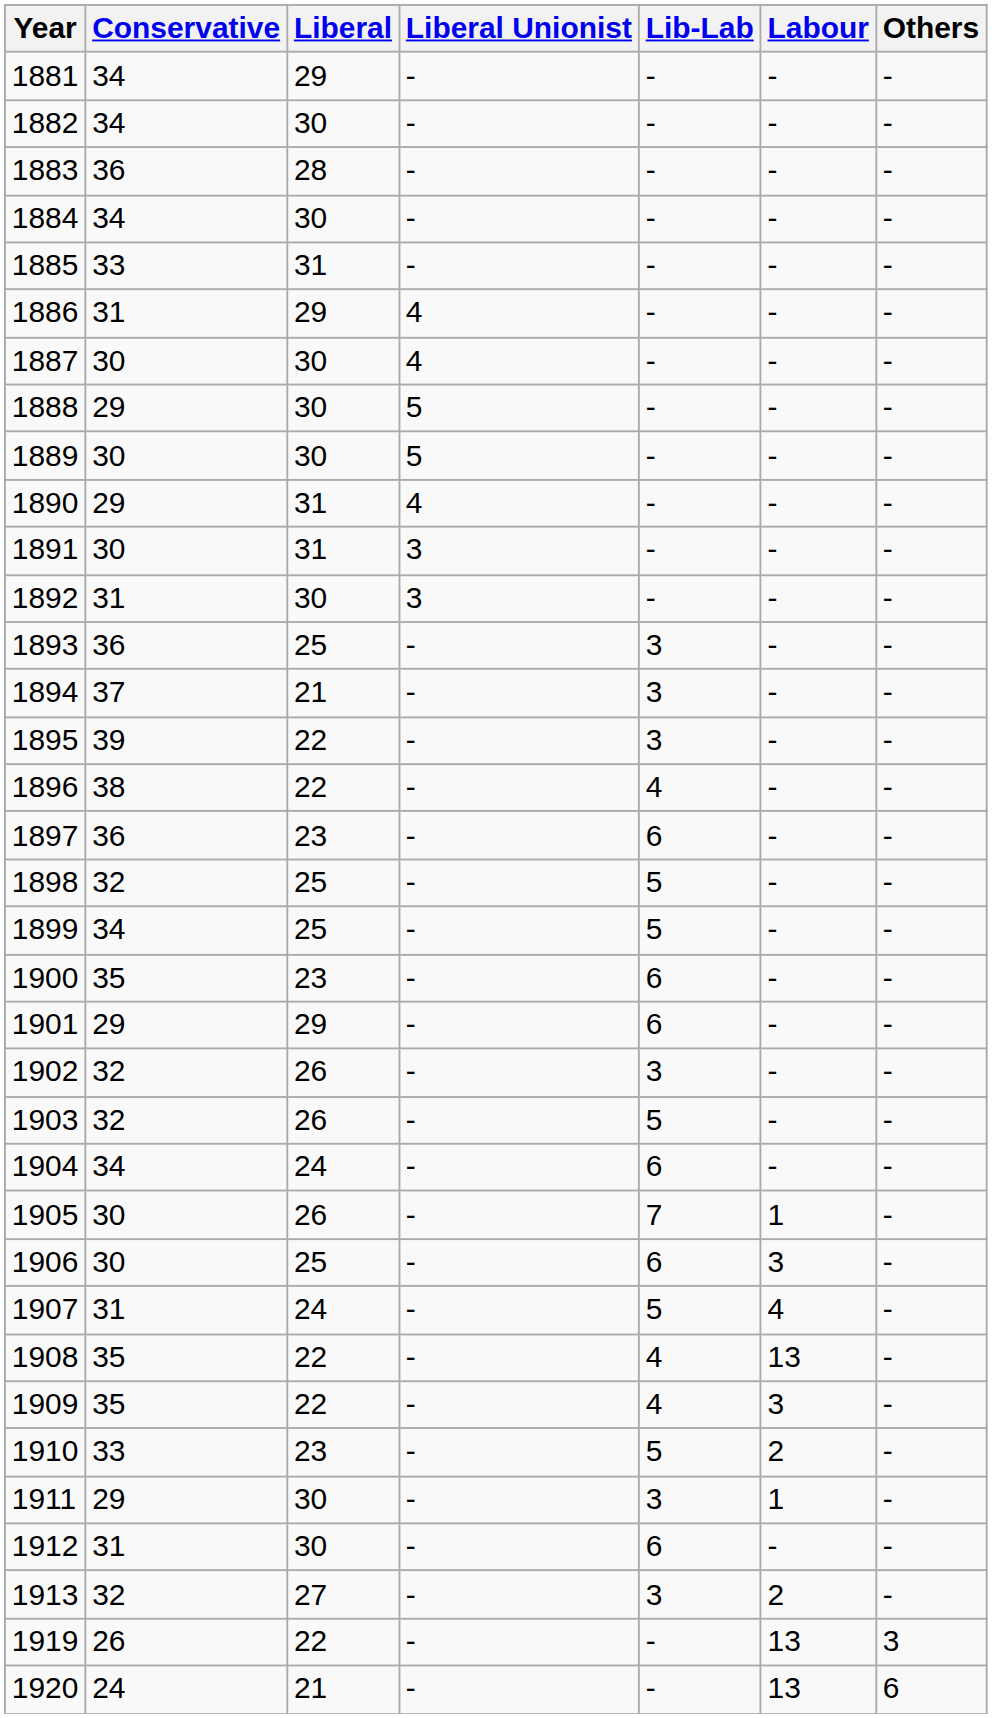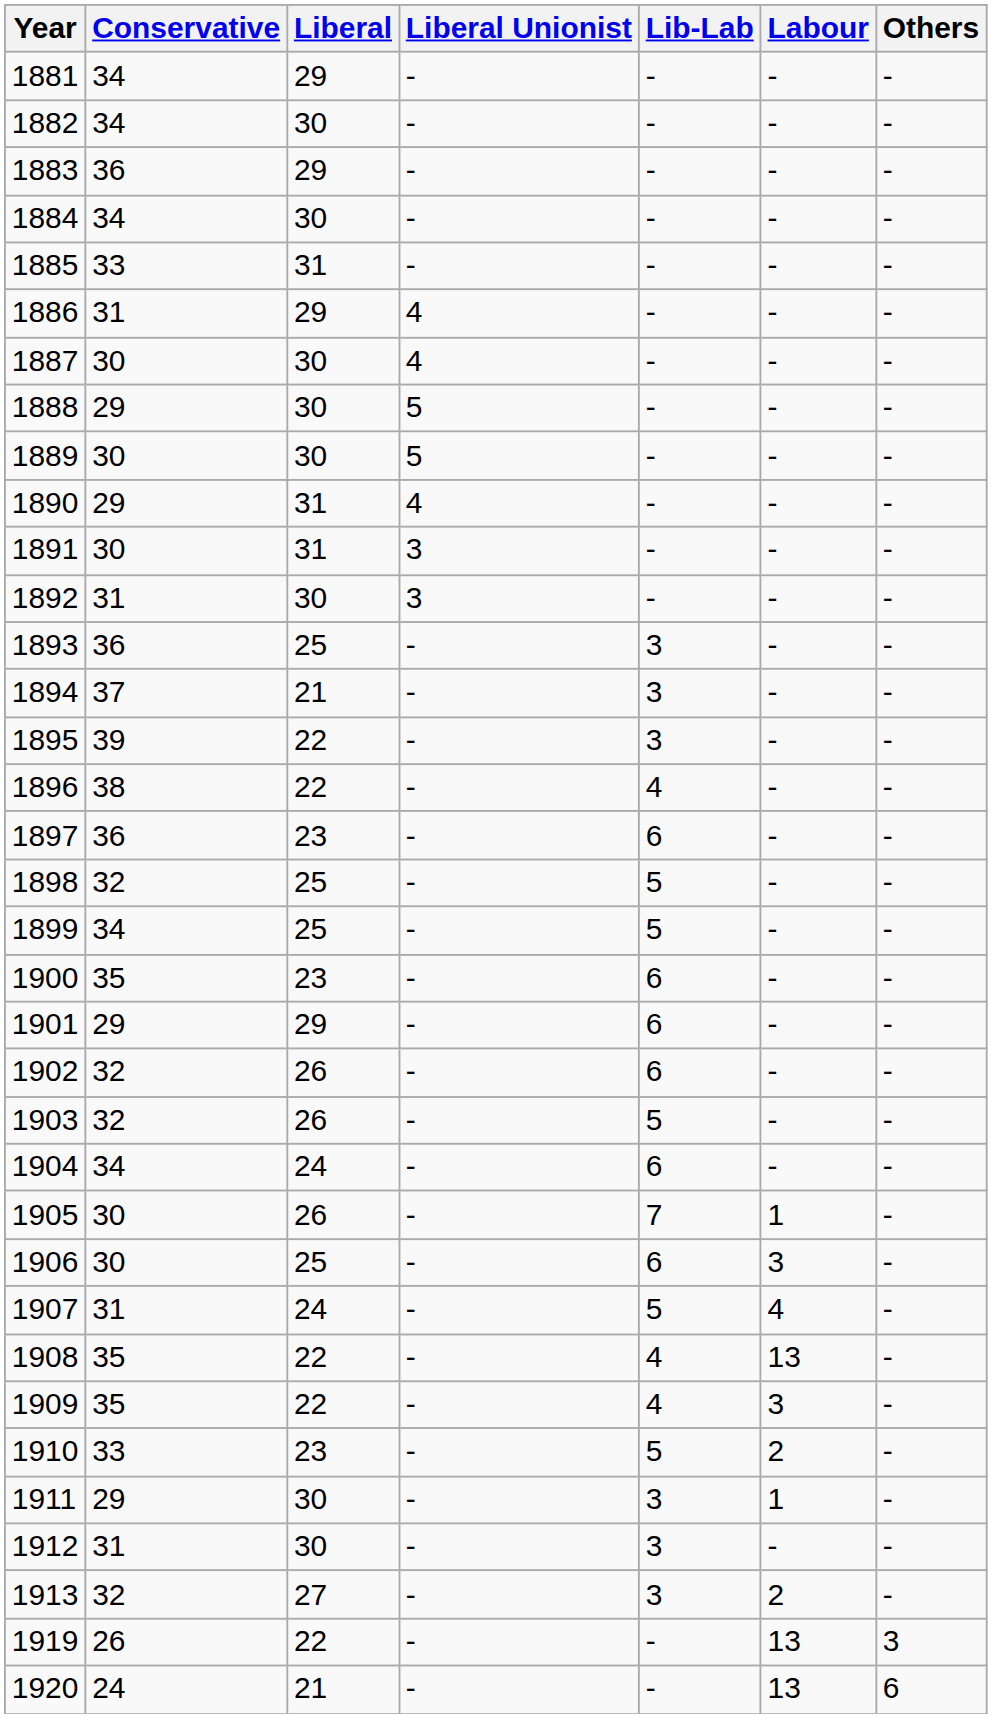(311, 170) 28 -> (311, 170) 29
(654, 1072) 3 -> (654, 1072) 6
(654, 1546) 6 -> (654, 1546) 3
